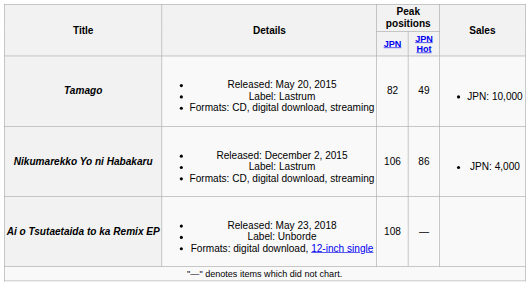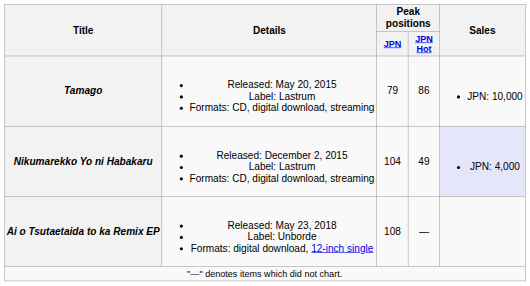(393, 91) 82 -> (393, 91) 79
(424, 91) 49 -> (424, 91) 86
(393, 161) 106 -> (393, 161) 104
(424, 161) 86 -> (424, 161) 49
(482, 167) no background -> (482, 167) lavender background
